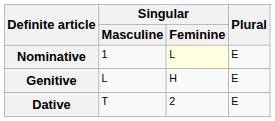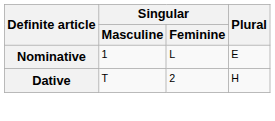(172, 54) lightyellow background -> (172, 54) no background
- row: (51, 80)
(235, 101) E -> (235, 78) H
